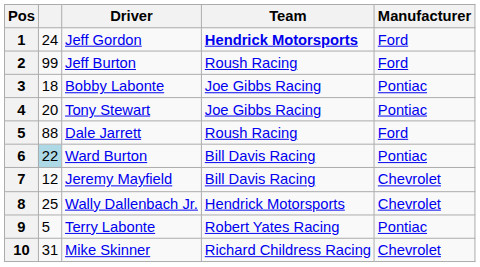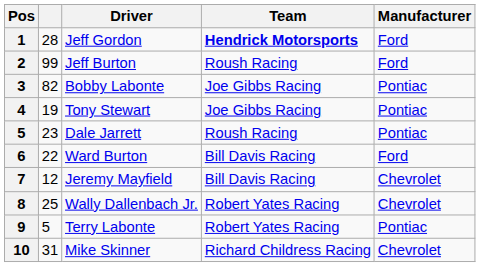(50, 40) 24 -> (50, 40) 28
(50, 86) 18 -> (50, 86) 82
(50, 110) 20 -> (50, 110) 19
(50, 133) 88 -> (50, 133) 23
(393, 133) Ford -> (402, 133) Pontiac
(50, 156) lightblue background -> (50, 156) no background
(402, 156) Pontiac -> (393, 156) Ford
(275, 203) Hendrick Motorsports -> (272, 203) Robert Yates Racing
